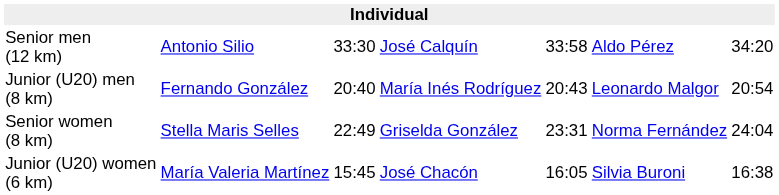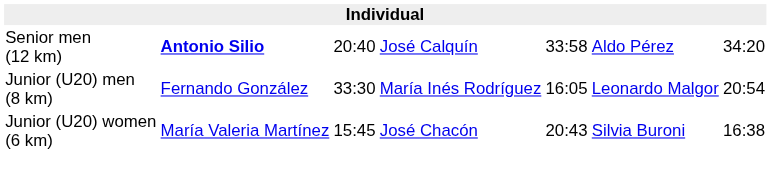(207, 47) normal -> (212, 47) bold
(355, 47) 33:30 -> (355, 47) 20:40
(355, 89) 20:40 -> (355, 89) 33:30
(567, 89) 20:43 -> (567, 89) 16:05
- row: (59, 131)
(567, 173) 16:05 -> (567, 131) 20:43
